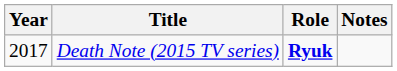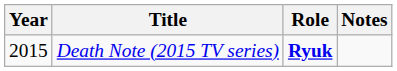(28, 50) 2017 -> (28, 50) 2015
